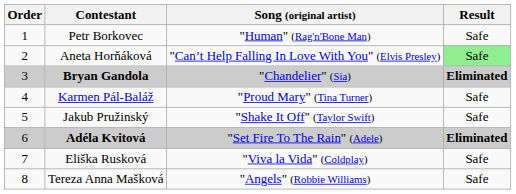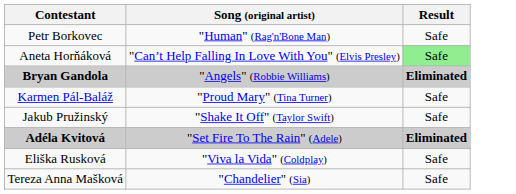- column: (25, 14)
(305, 76) "Chandelier" (Sia) -> (264, 76) "Angels" (Robbie Williams)
(305, 179) "Angels" (Robbie Williams) -> (264, 179) "Chandelier" (Sia)
